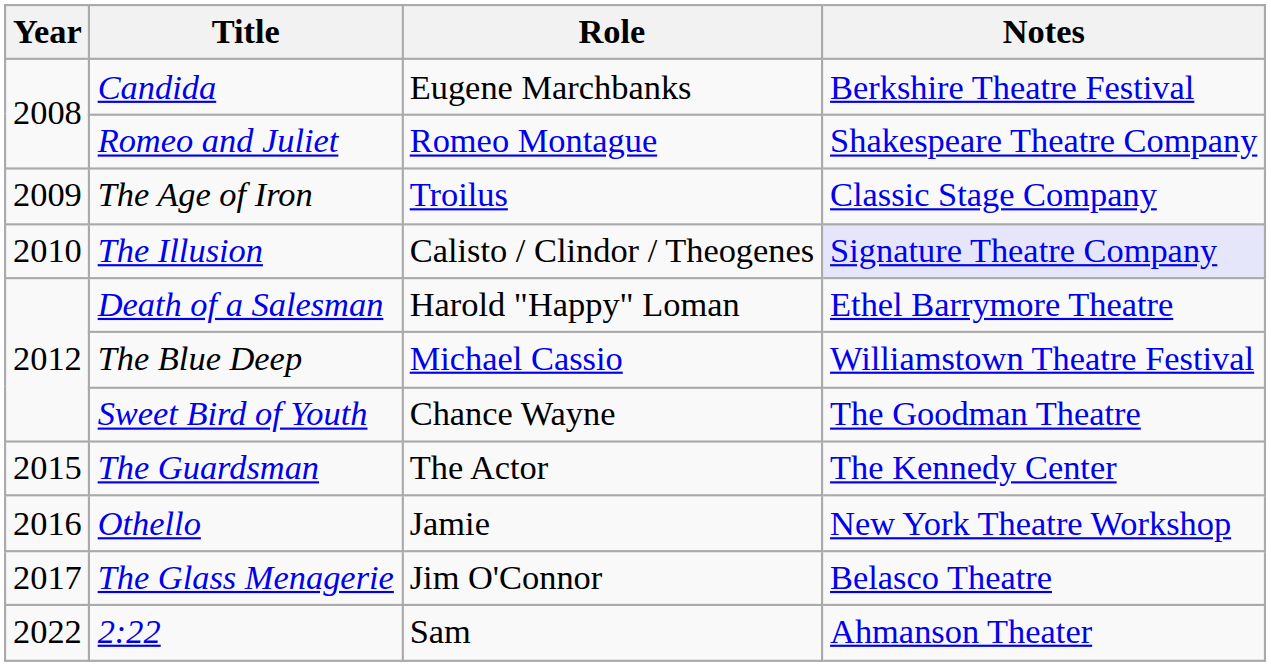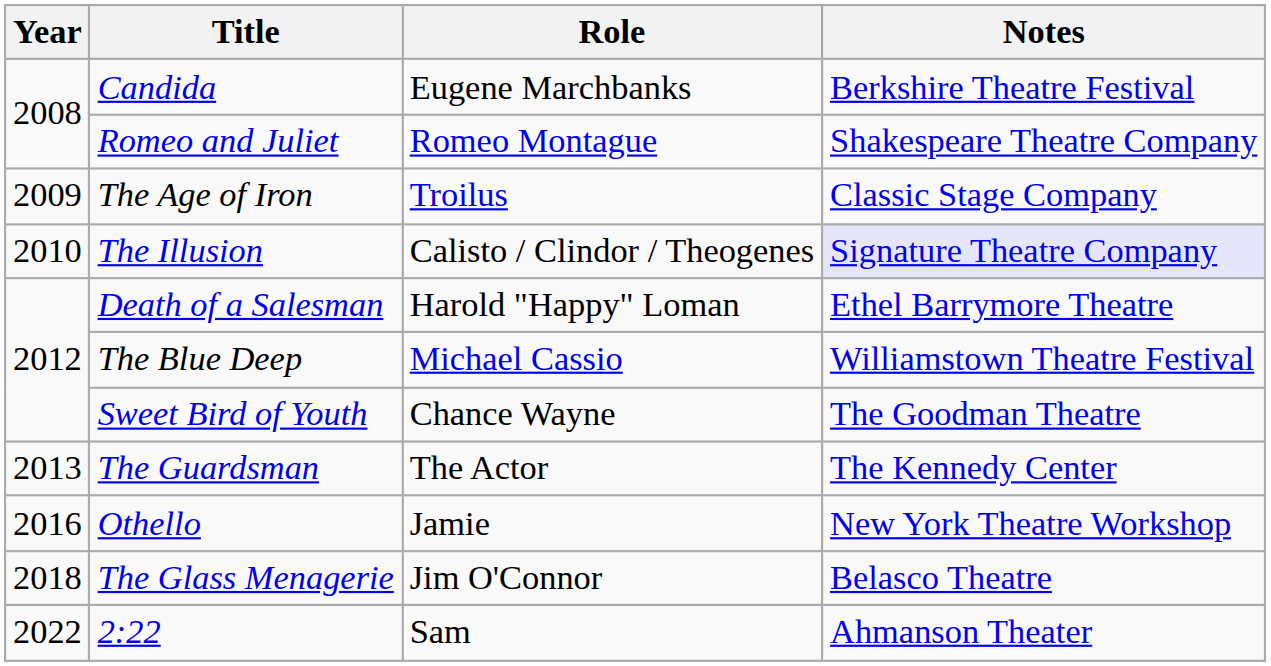(47, 468) 2015 -> (47, 468) 2013
(47, 577) 2017 -> (47, 577) 2018
